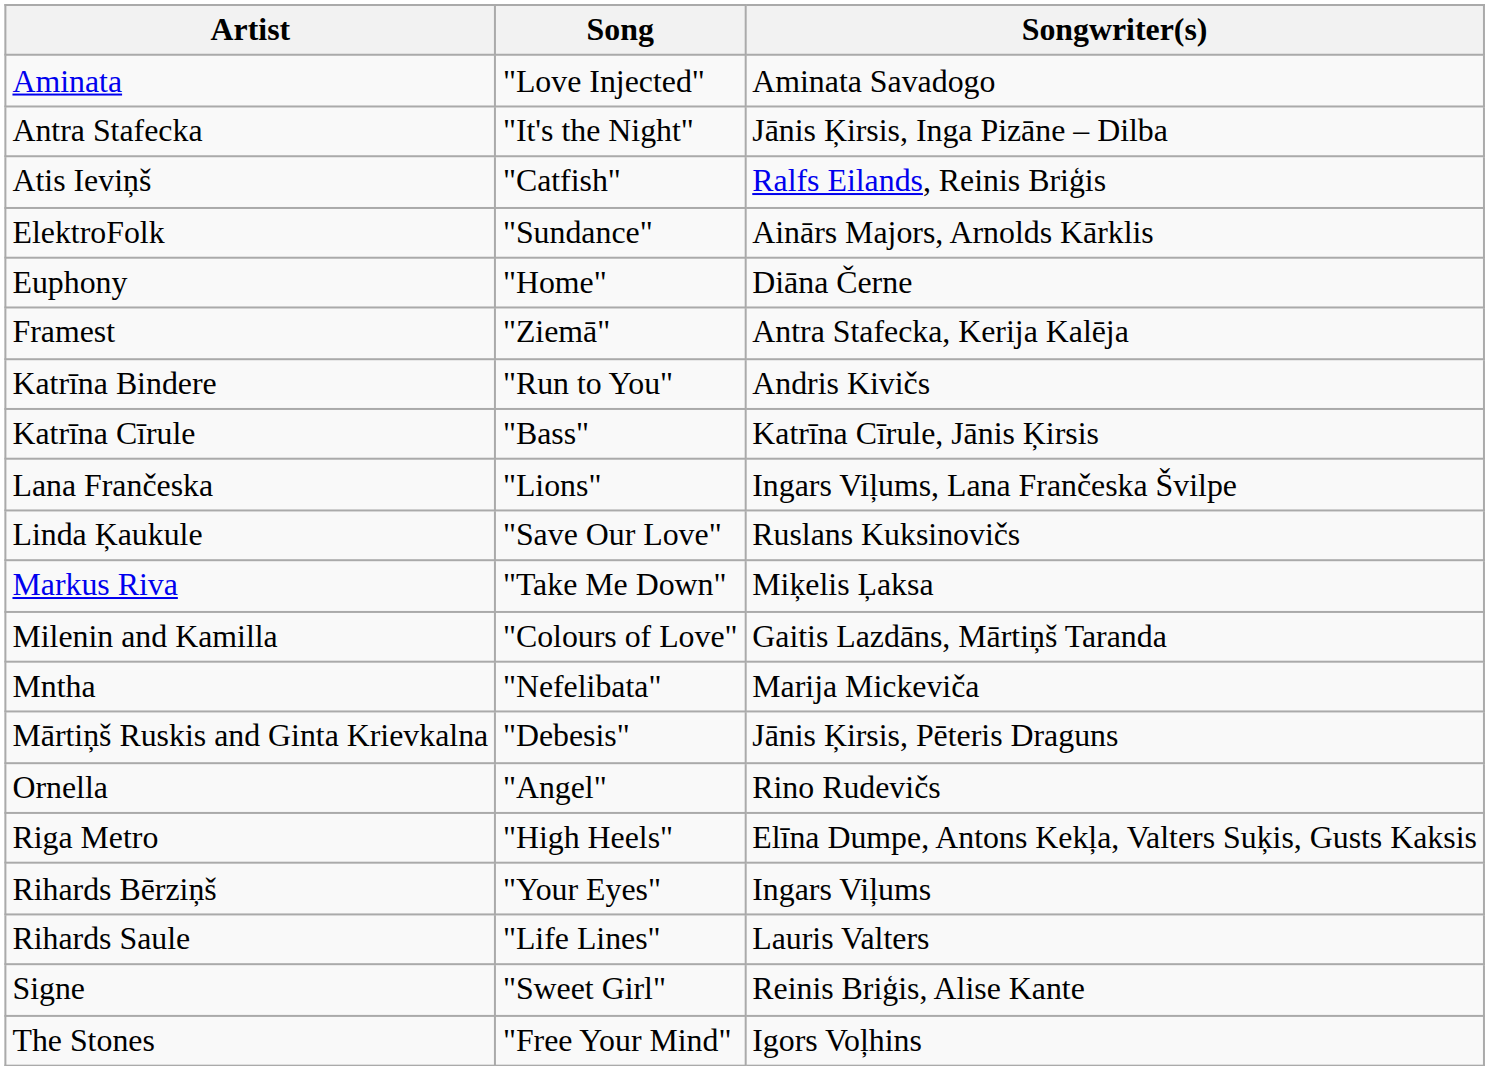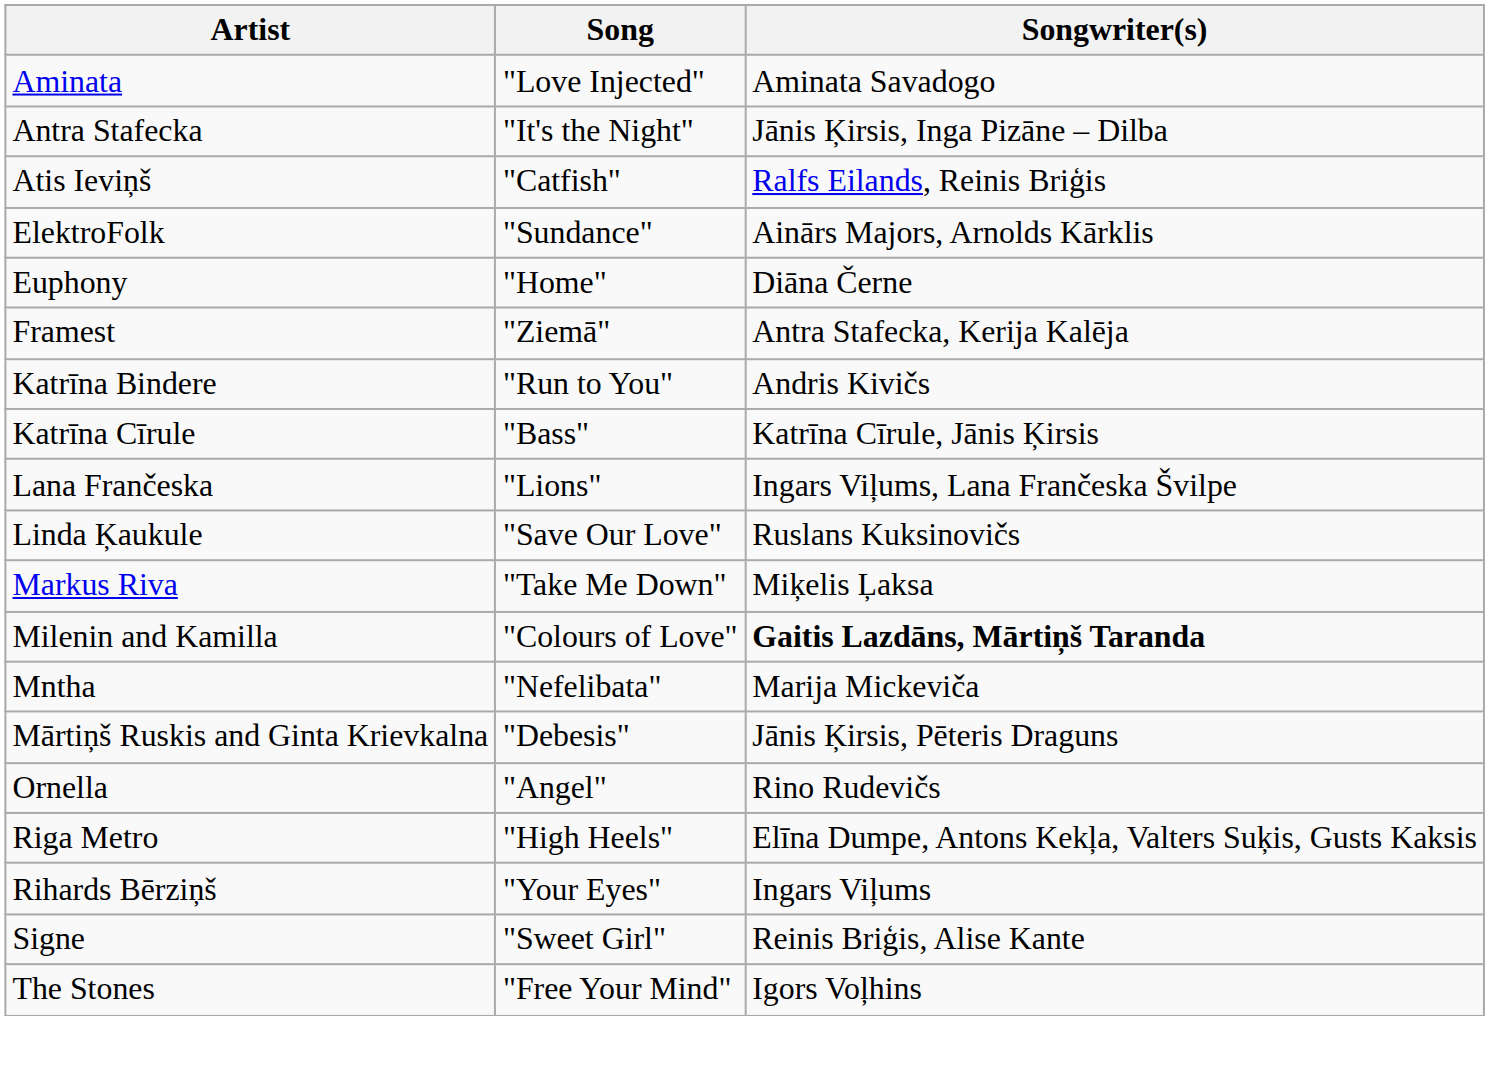(960, 635) normal -> (979, 635) bold
- row: (101, 938)
